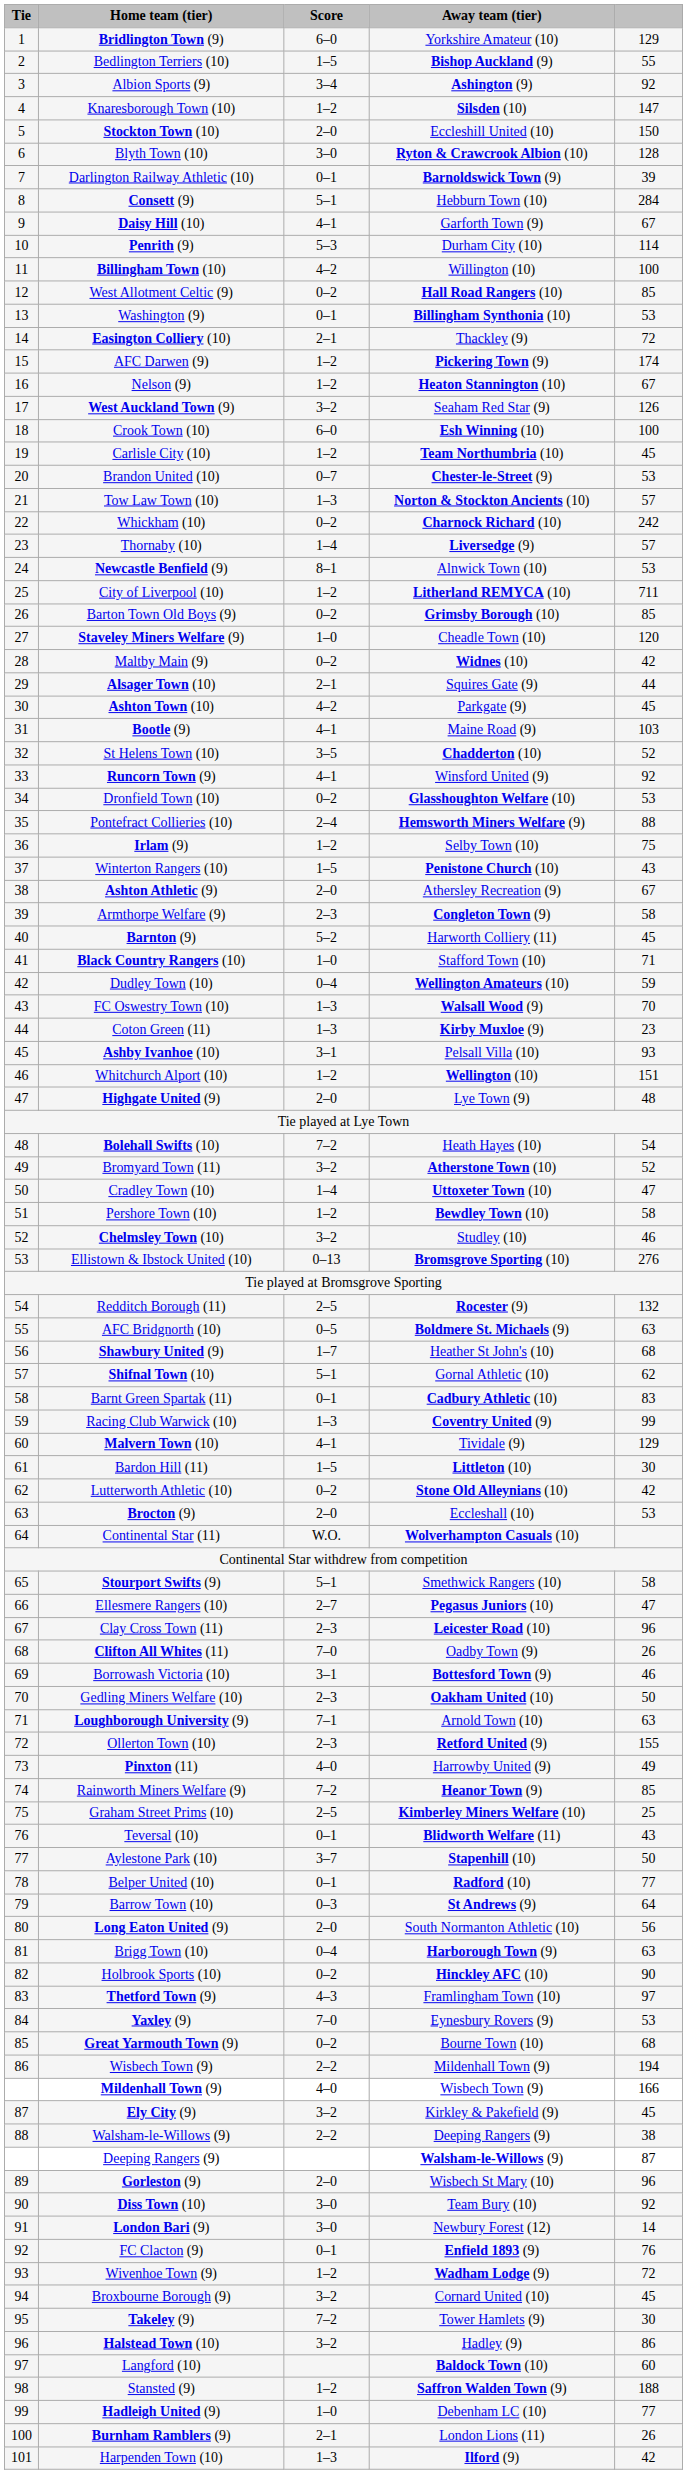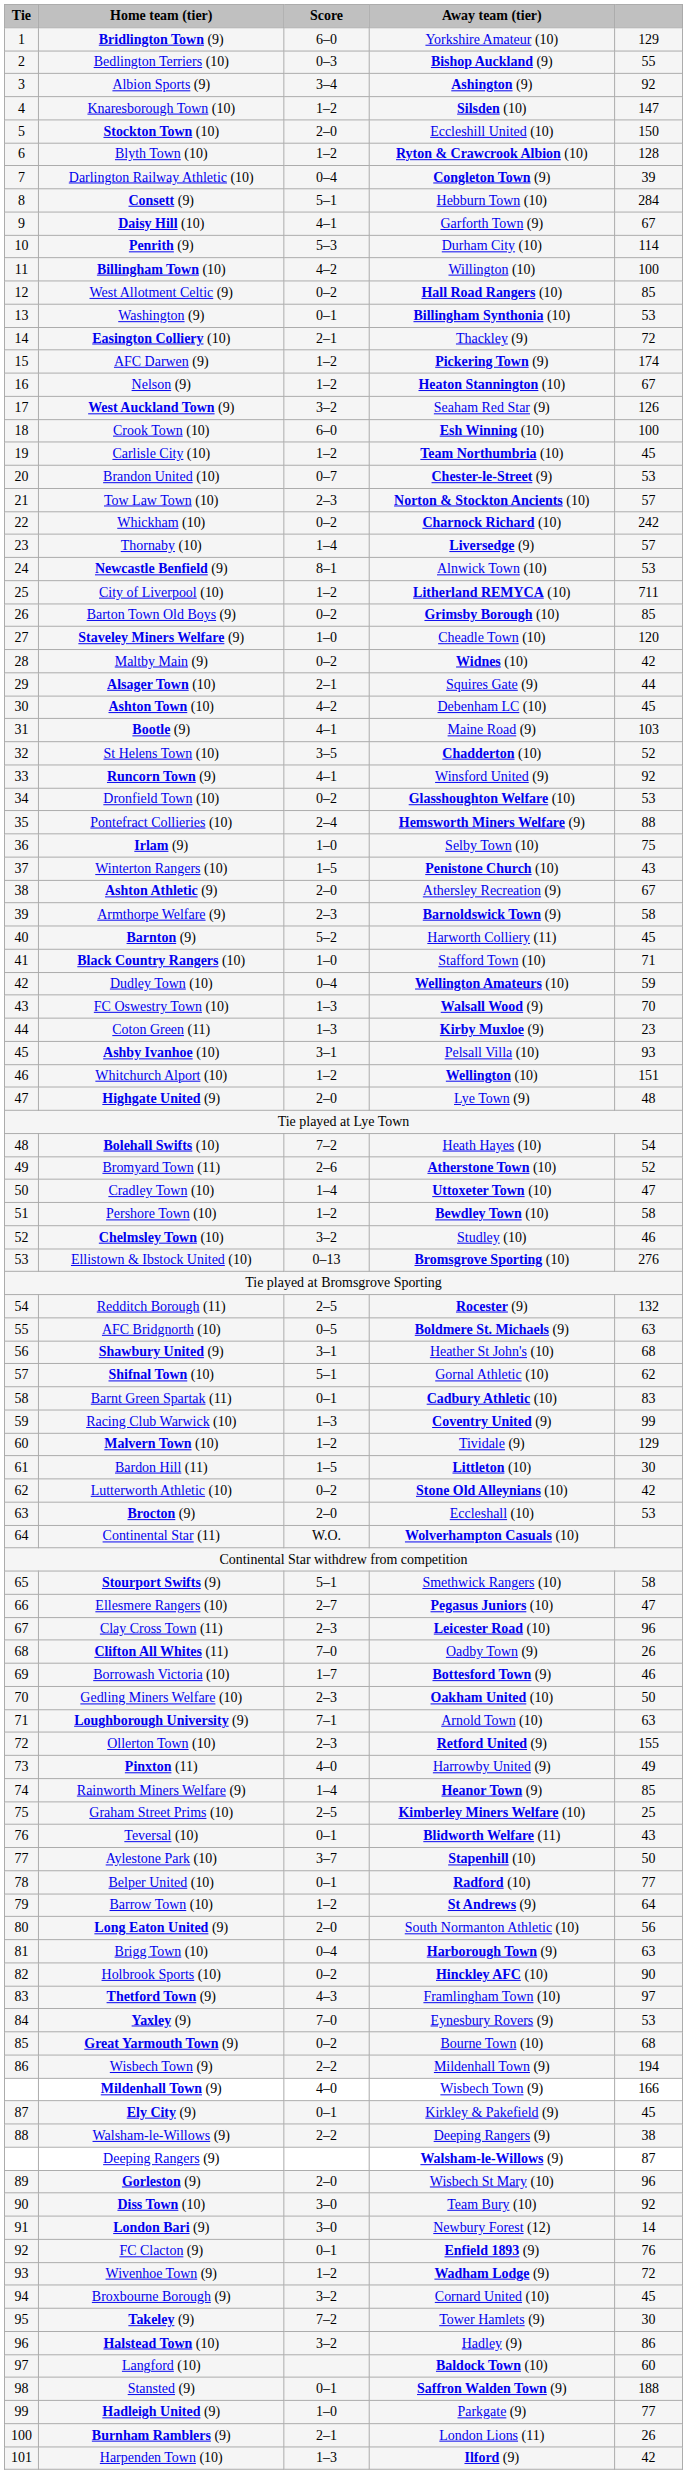(327, 62) 1–5 -> (327, 62) 0–3
(327, 154) 3–0 -> (327, 154) 1–2
(327, 177) 0–1 -> (327, 177) 0–4
(492, 177) Barnoldswick Town (9) -> (492, 177) Congleton Town (9)
(327, 500) 1–3 -> (327, 500) 2–3
(492, 707) Parkgate (9) -> (492, 707) Debenham LC (10)
(327, 845) 1–2 -> (327, 845) 1–0
(492, 914) Congleton Town (9) -> (492, 914) Barnoldswick Town (9)
(327, 1168) 3–2 -> (327, 1168) 2–6
(327, 1352) 1–7 -> (327, 1352) 3–1
(327, 1444) 4–1 -> (327, 1444) 1–2
(327, 1675) 3–1 -> (327, 1675) 1–7
(327, 1790) 7–2 -> (327, 1790) 1–4
(327, 1905) 0–3 -> (327, 1905) 1–2
(327, 2112) 3–2 -> (327, 2112) 0–1
(327, 2389) 1–2 -> (327, 2389) 0–1
(492, 2412) Debenham LC (10) -> (492, 2412) Parkgate (9)
